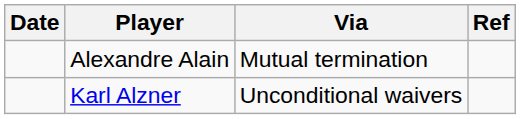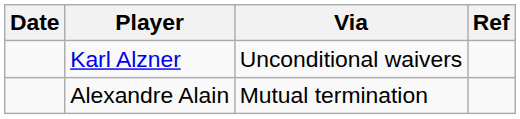rows swapped: (125, 95) <-> (150, 58)
